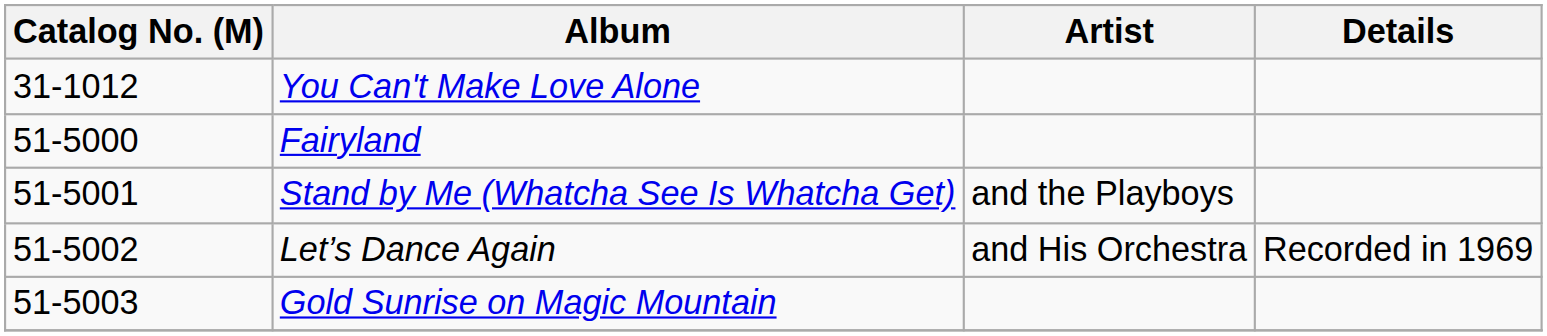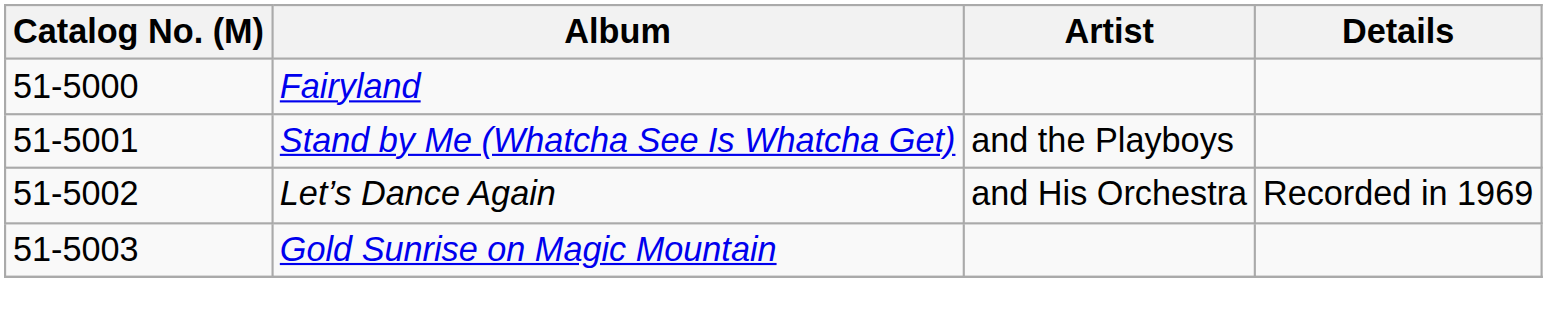- row: (490, 85)
